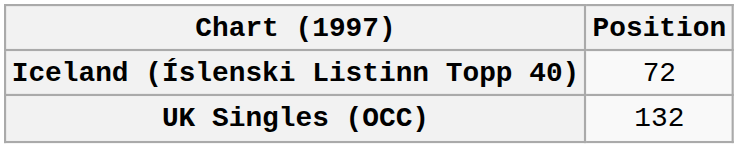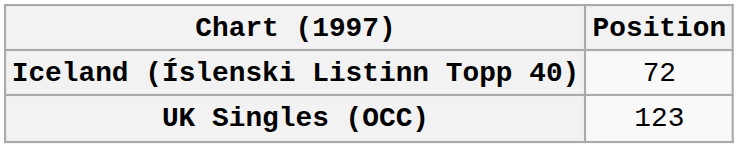(659, 118) 132 -> (659, 118) 123
